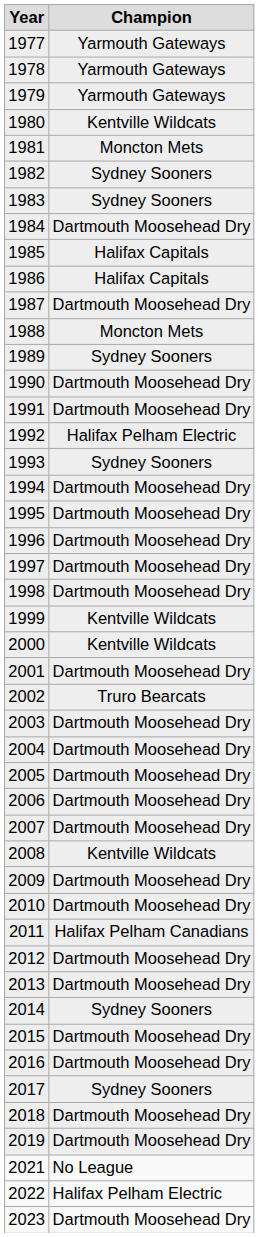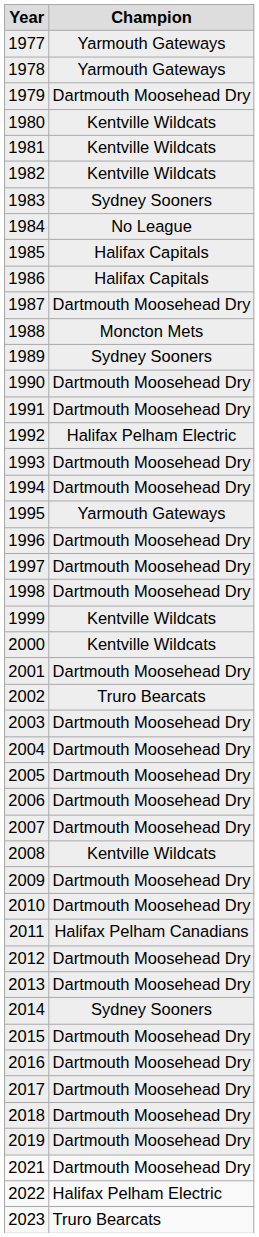(151, 95) Yarmouth Gateways -> (151, 95) Dartmouth Moosehead Dry
(151, 148) Moncton Mets -> (151, 148) Kentville Wildcats
(151, 174) Sydney Sooners -> (151, 174) Kentville Wildcats
(151, 226) Dartmouth Moosehead Dry -> (151, 226) No League
(151, 461) Sydney Sooners -> (151, 461) Dartmouth Moosehead Dry
(151, 514) Dartmouth Moosehead Dry -> (151, 514) Yarmouth Gateways
(151, 1089) Sydney Sooners -> (151, 1089) Dartmouth Moosehead Dry
(93, 1167) No League -> (151, 1167) Dartmouth Moosehead Dry
(151, 1219) Dartmouth Moosehead Dry -> (107, 1219) Truro Bearcats
